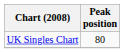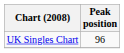(100, 39) 80 -> (100, 39) 96
